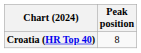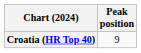(117, 39) 8 -> (117, 39) 9
